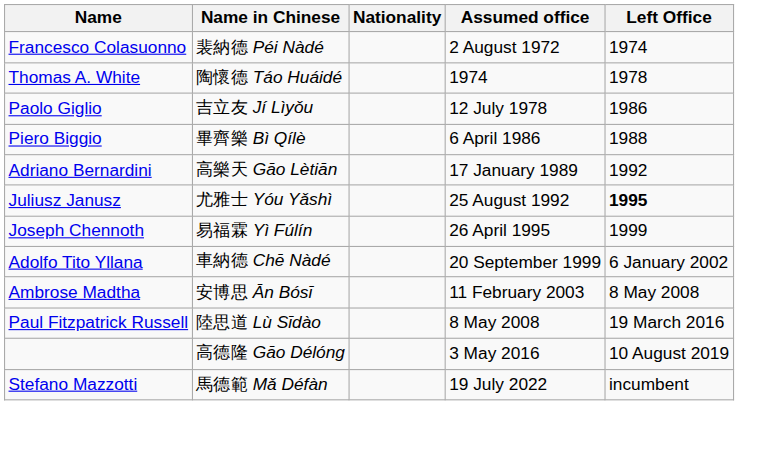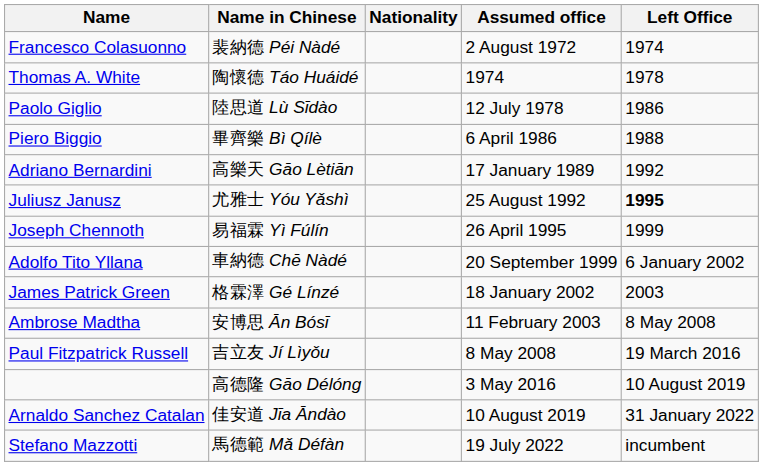(255, 107) 吉立友 Jí Lìyǒu -> (275, 107) 陸思道 Lù Sīdào
+ row: (89, 292)
(259, 322) 陸思道 Lù Sīdào -> (271, 353) 吉立友 Jí Lìyǒu
+ row: (107, 414)
